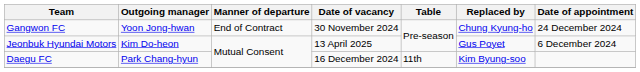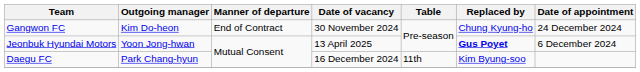(158, 28) Yoon Jong-hwan -> (150, 28) Kim Do-heon
(150, 43) Kim Do-heon -> (158, 43) Yoon Jong-hwan
(482, 43) normal -> (483, 43) bold
